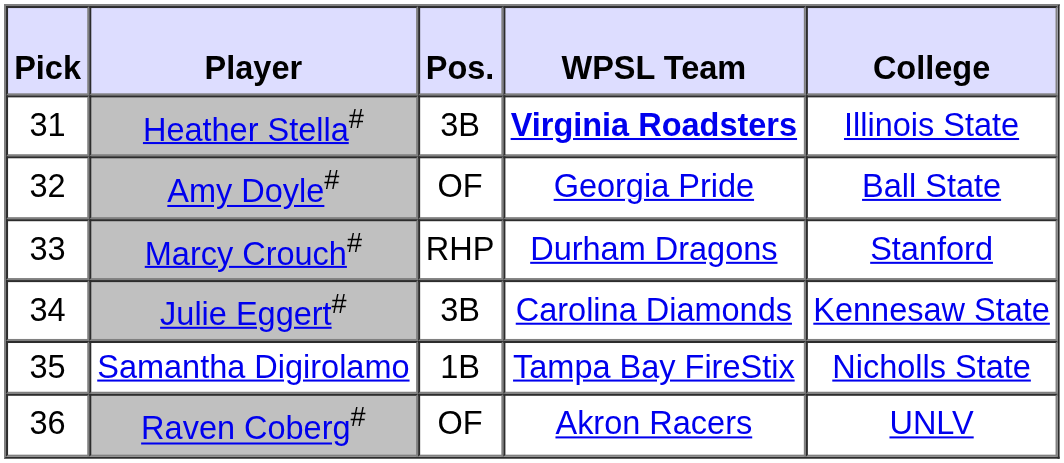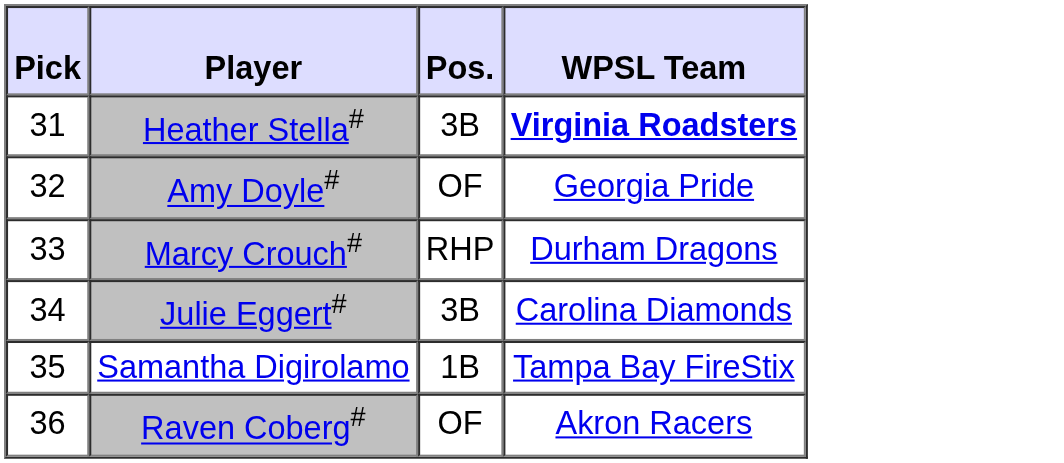- column: (932, 68)
